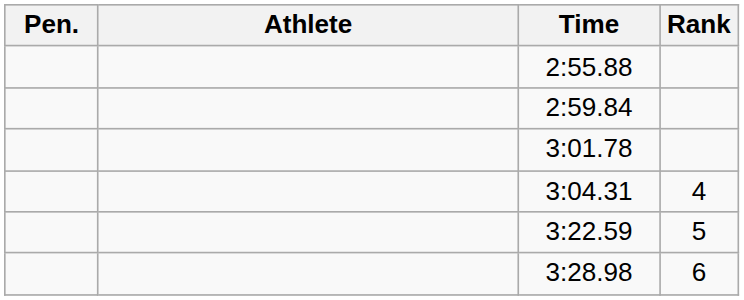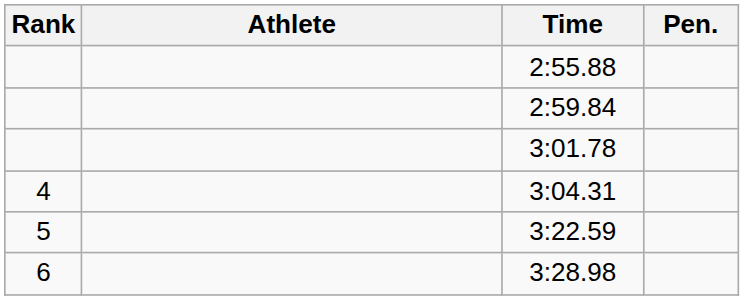columns swapped: (699, 25) <-> (52, 25)
